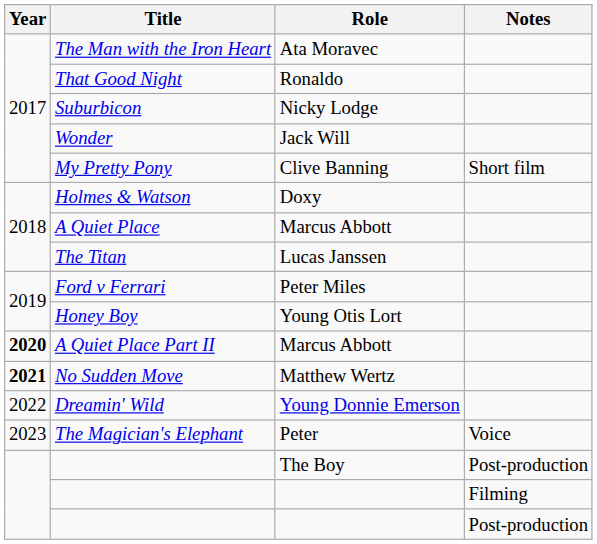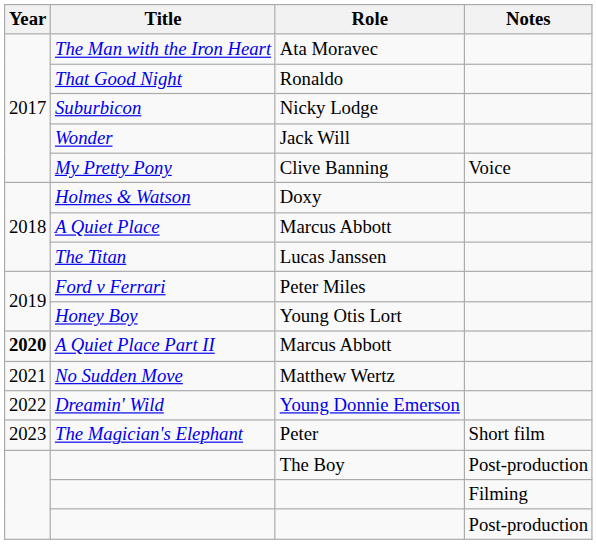(507, 167) Short film -> (490, 167) Voice
(28, 375) bold -> (28, 375) normal
(490, 434) Voice -> (507, 434) Short film
